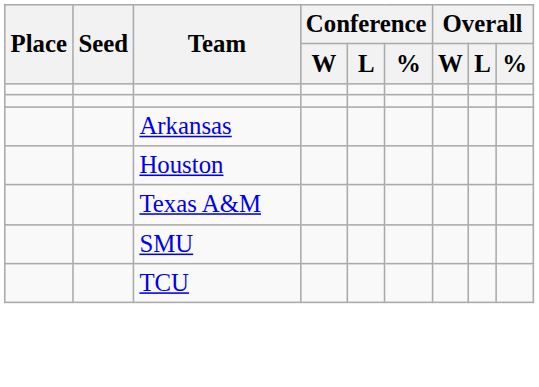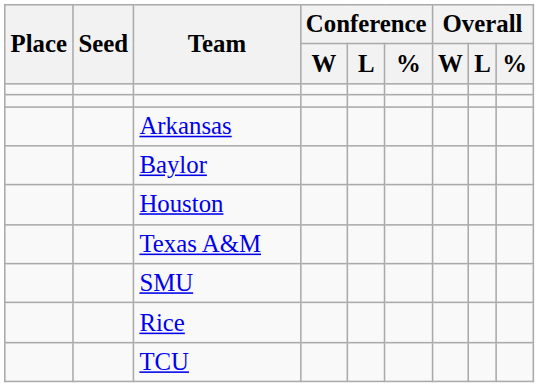+ row: (39, 165)
+ row: (39, 323)
